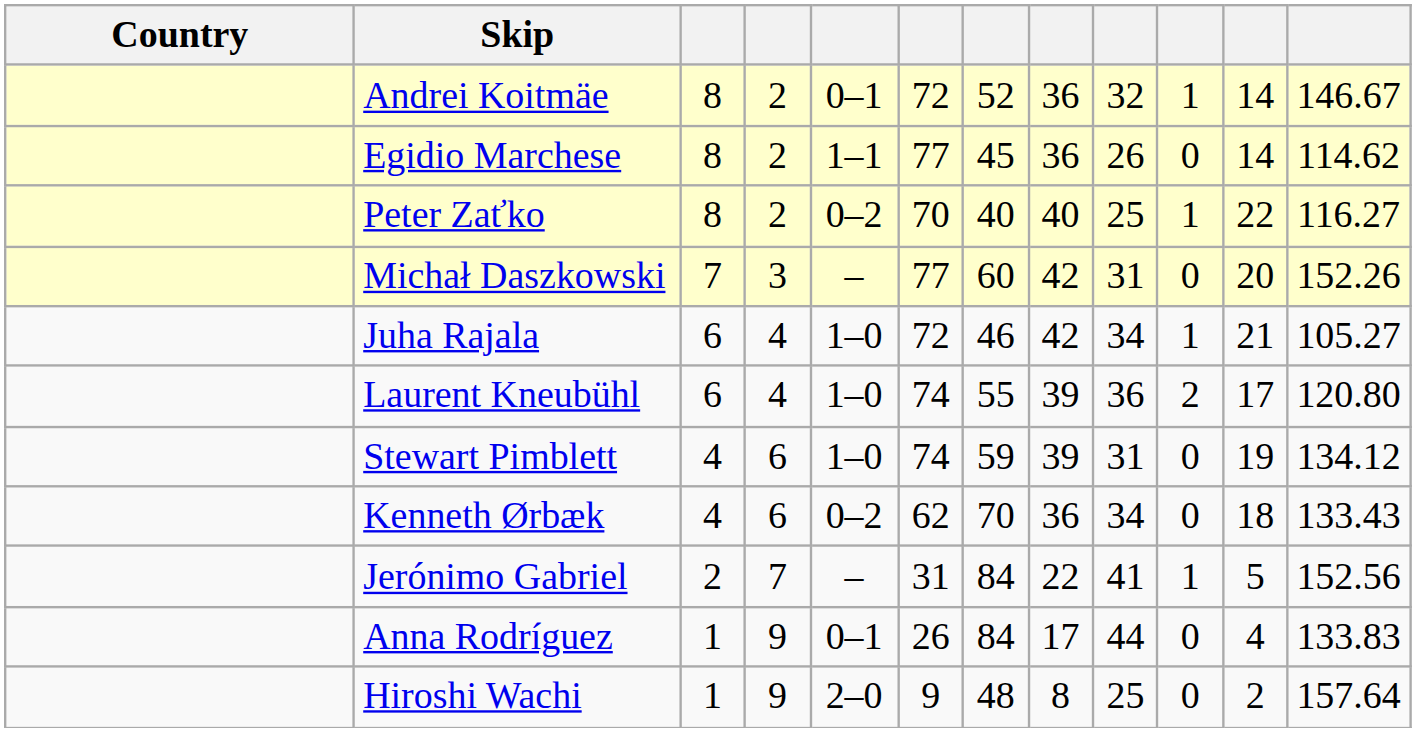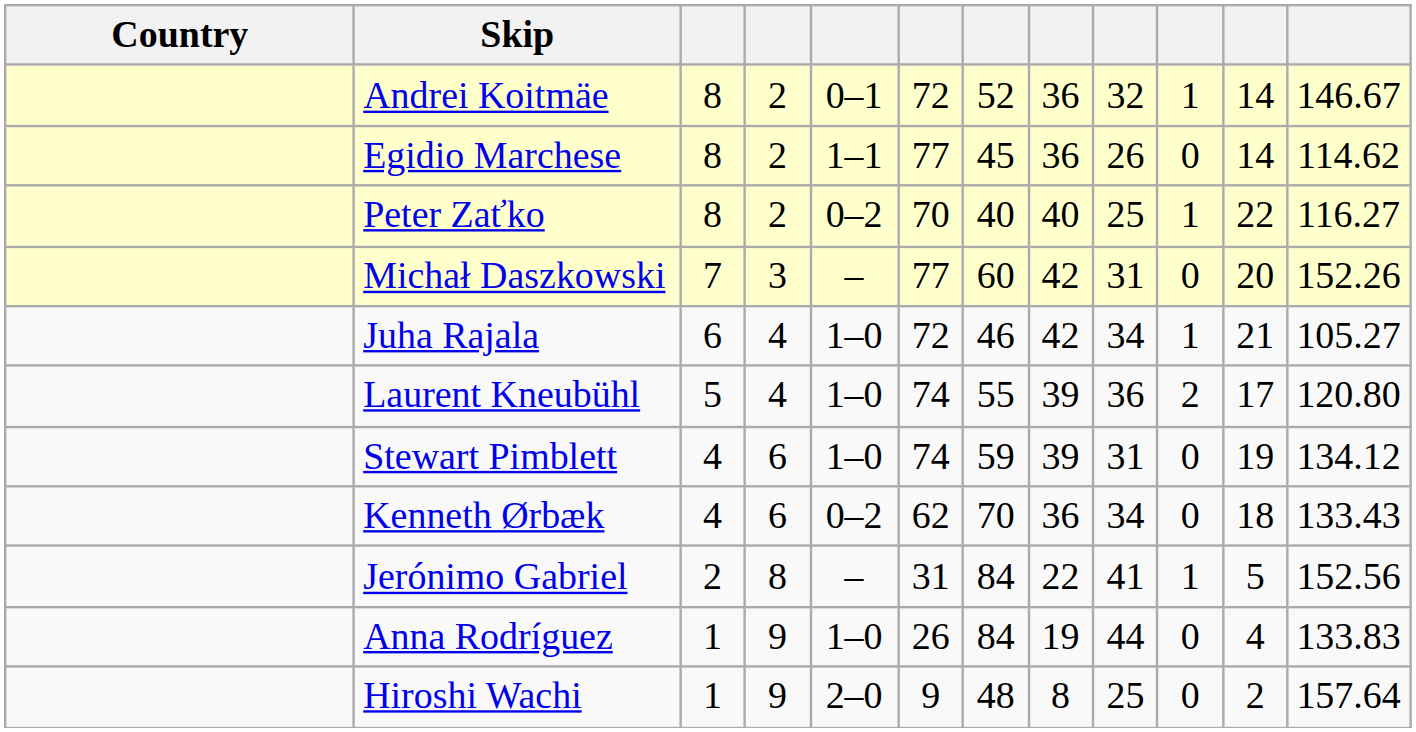(712, 395) 6 -> (712, 395) 5
(777, 575) 7 -> (777, 575) 8
(854, 635) 0–1 -> (854, 635) 1–0
(1061, 635) 17 -> (1061, 635) 19
